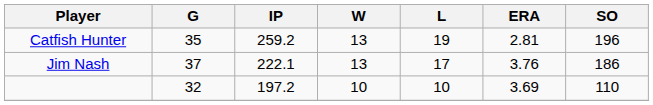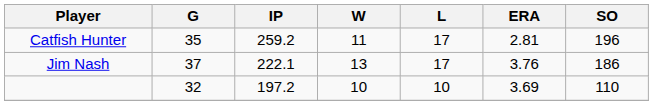(359, 40) 13 -> (359, 40) 11
(442, 40) 19 -> (442, 40) 17
